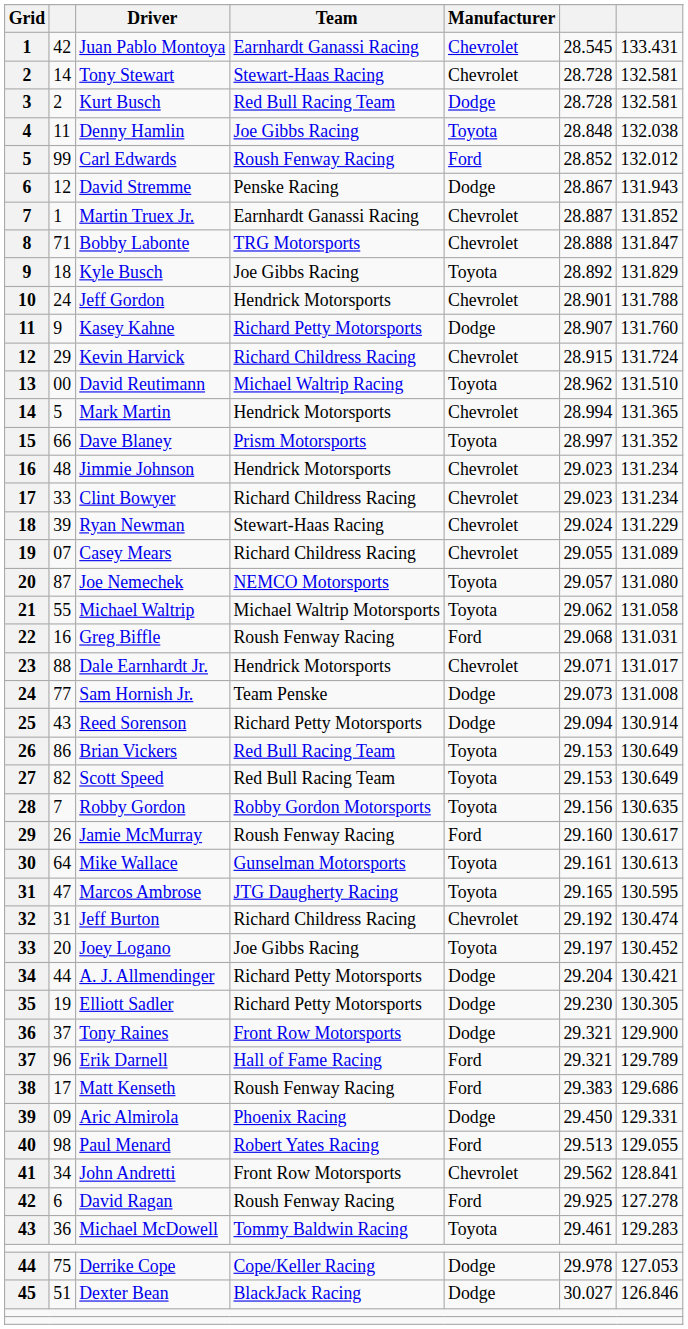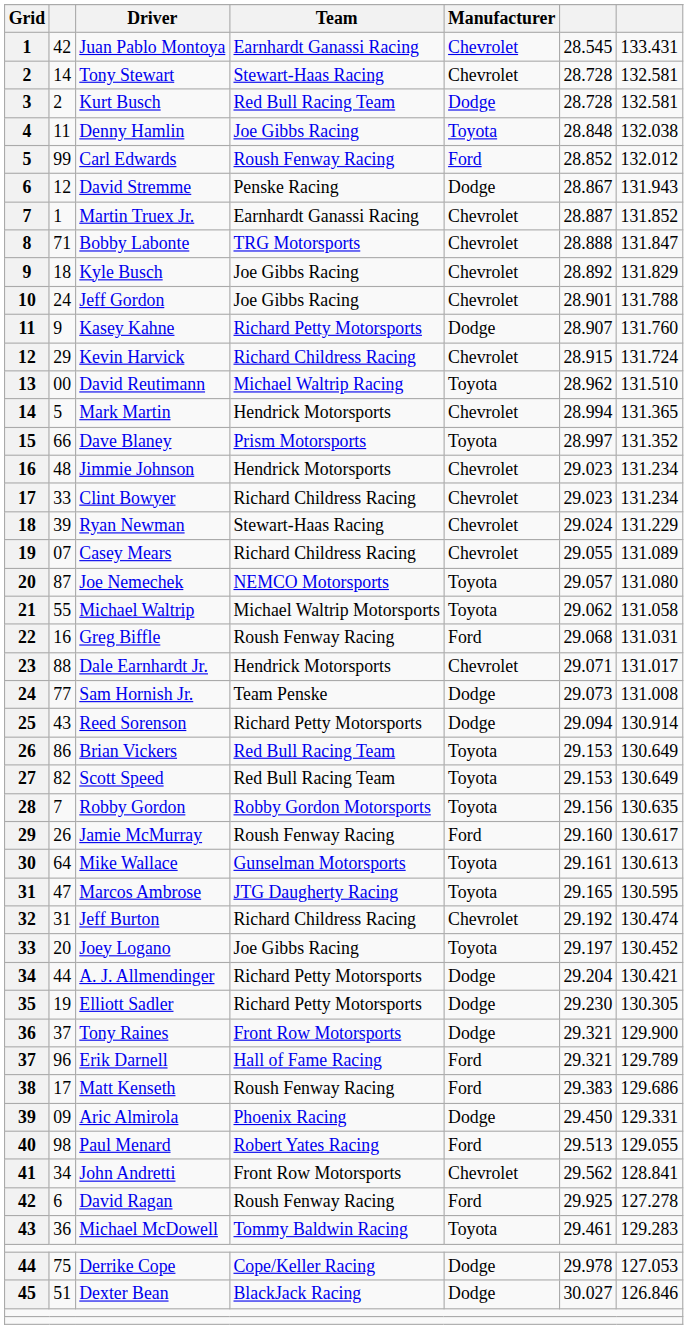(473, 272) Toyota -> (483, 272) Chevrolet
(312, 300) Hendrick Motorsports -> (296, 300) Joe Gibbs Racing
